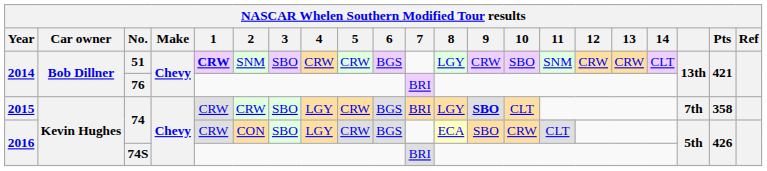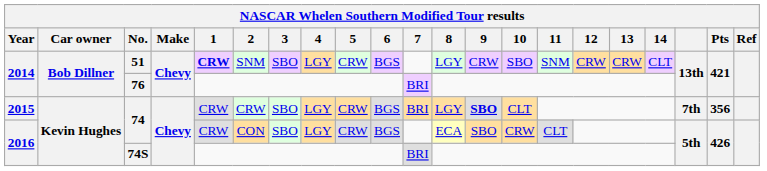(319, 62) CRW -> (318, 62) LGY
(722, 108) 358 -> (720, 108) 356
